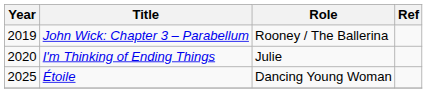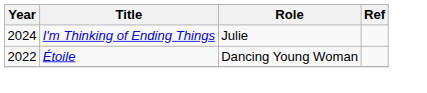- row: (146, 35)
(22, 56) 2020 -> (22, 35) 2024
(22, 77) 2025 -> (22, 56) 2022
